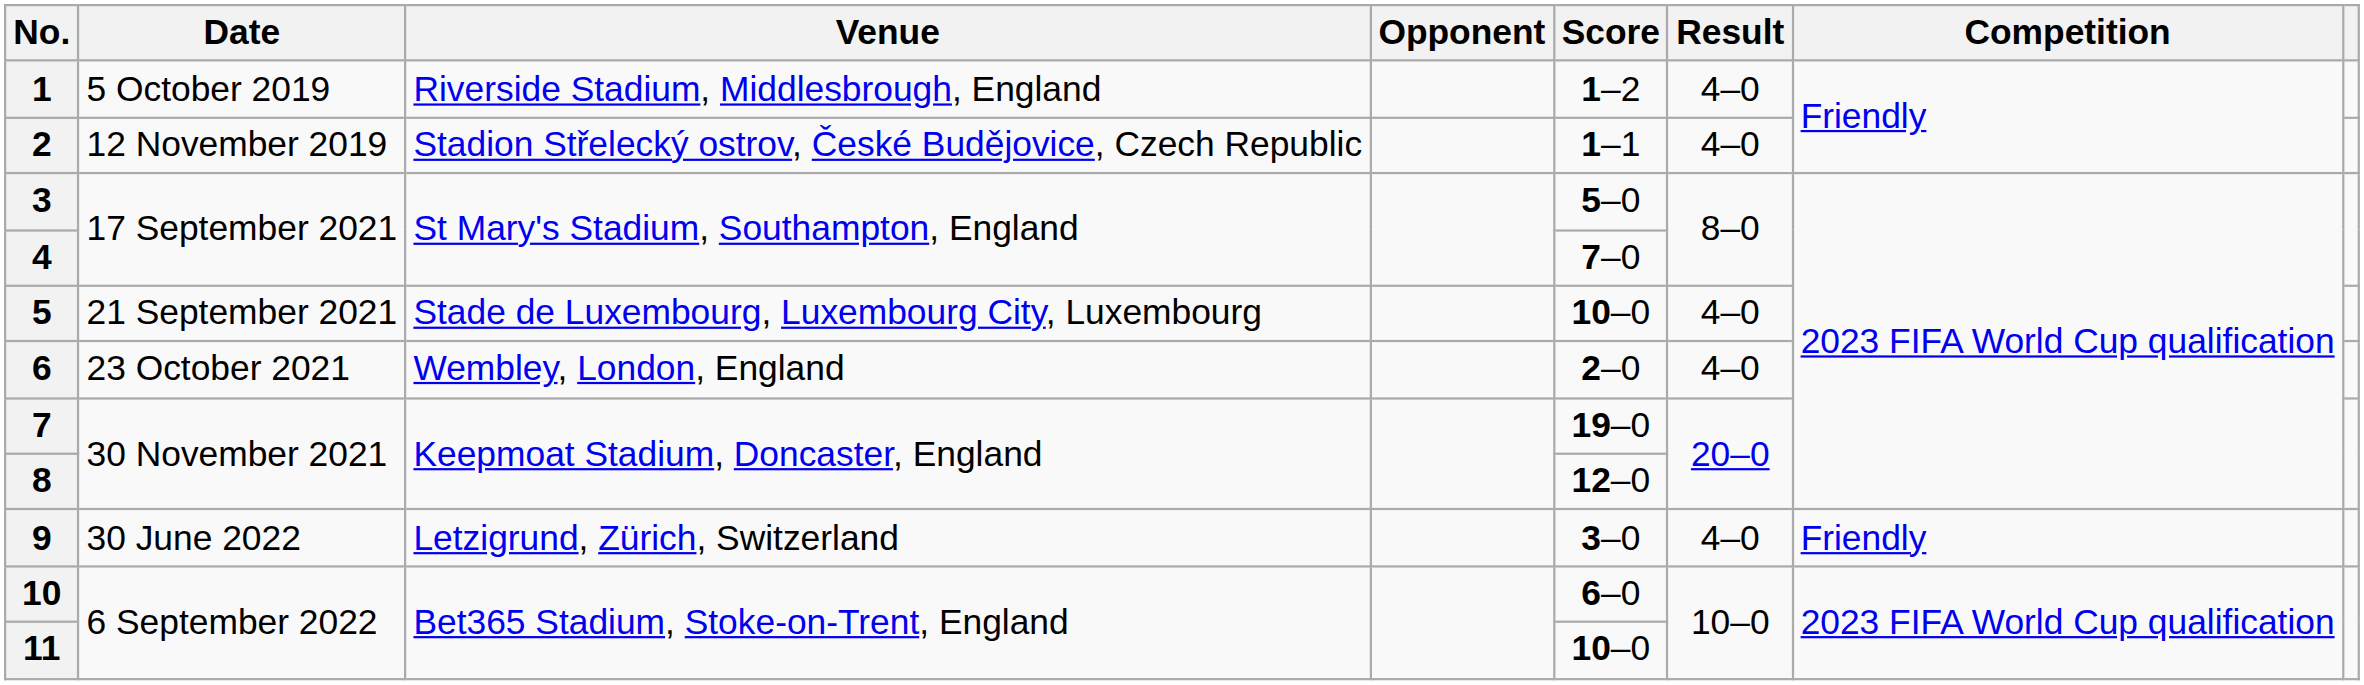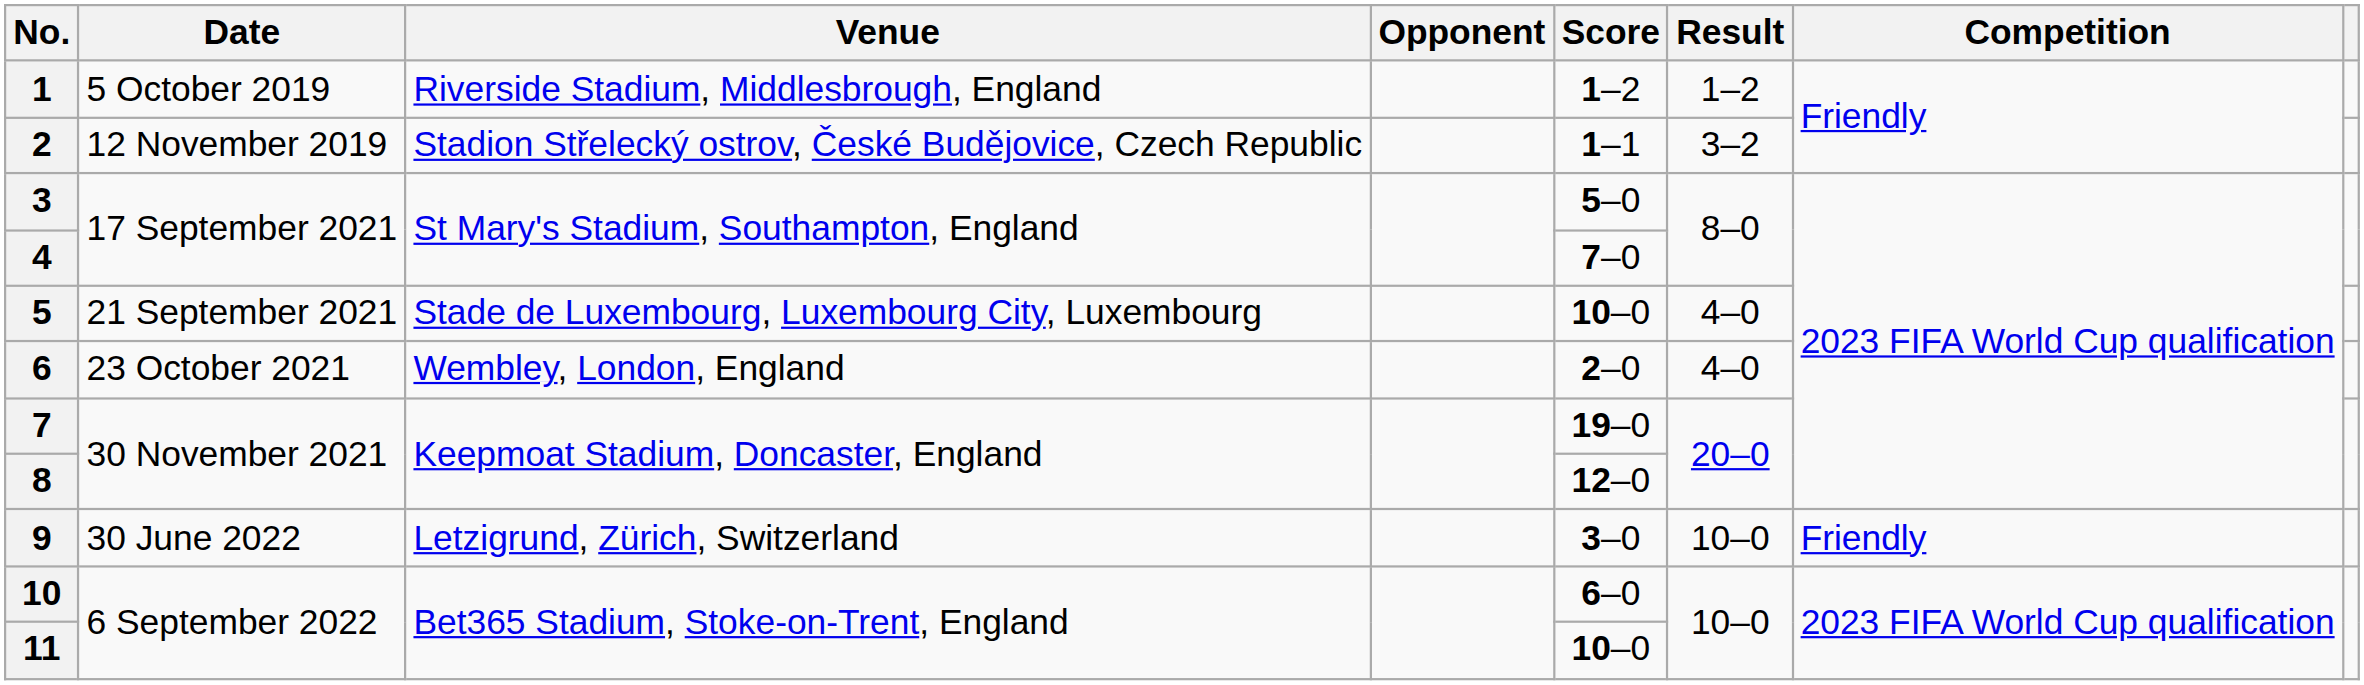(1730, 88) 4–0 -> (1730, 88) 1–2
(1730, 144) 4–0 -> (1730, 144) 3–2
(1730, 537) 4–0 -> (1730, 537) 10–0
